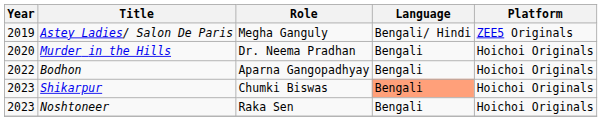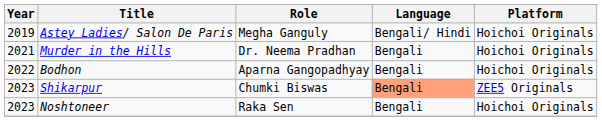(525, 32) ZEE5 Originals -> (535, 32) Hoichoi Originals
(21, 51) 2020 -> (21, 51) 2021
(535, 88) Hoichoi Originals -> (525, 88) ZEE5 Originals
